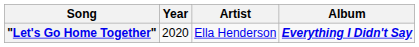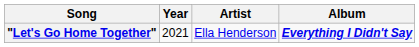(175, 33) 2020 -> (175, 33) 2021
